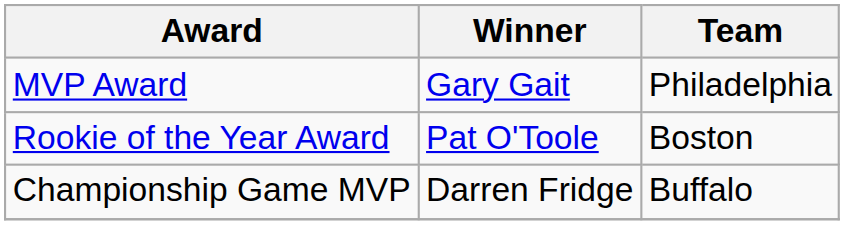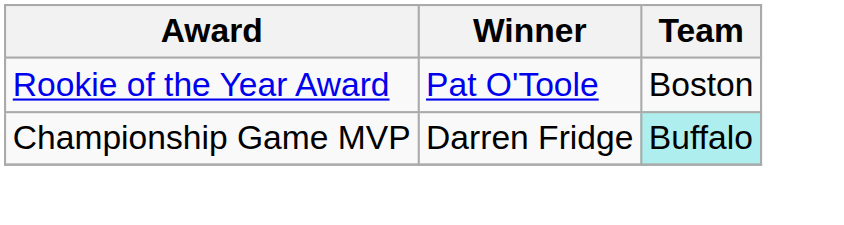- row: (100, 84)
(701, 191) no background -> (701, 137) paleturquoise background
